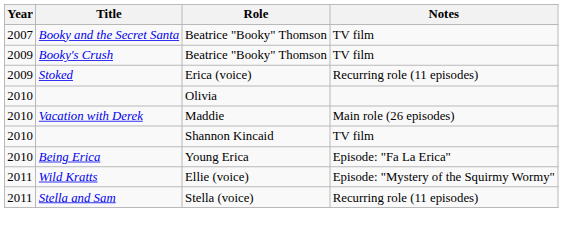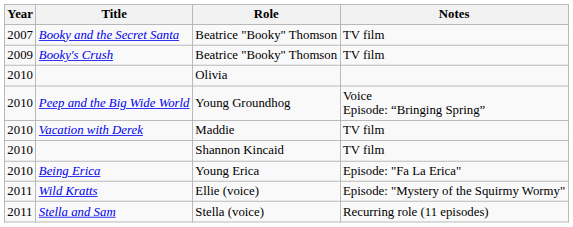- row: (56, 75)
+ row: (114, 103)
(394, 116) Main role (26 episodes) -> (364, 130) TV film
